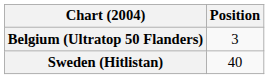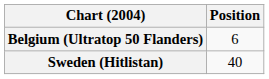(235, 39) 3 -> (235, 39) 6
